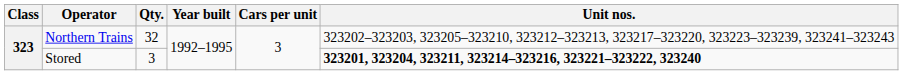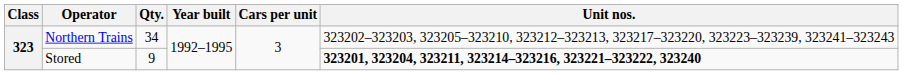(152, 37) 32 -> (152, 37) 34
(152, 59) 3 -> (152, 59) 9
